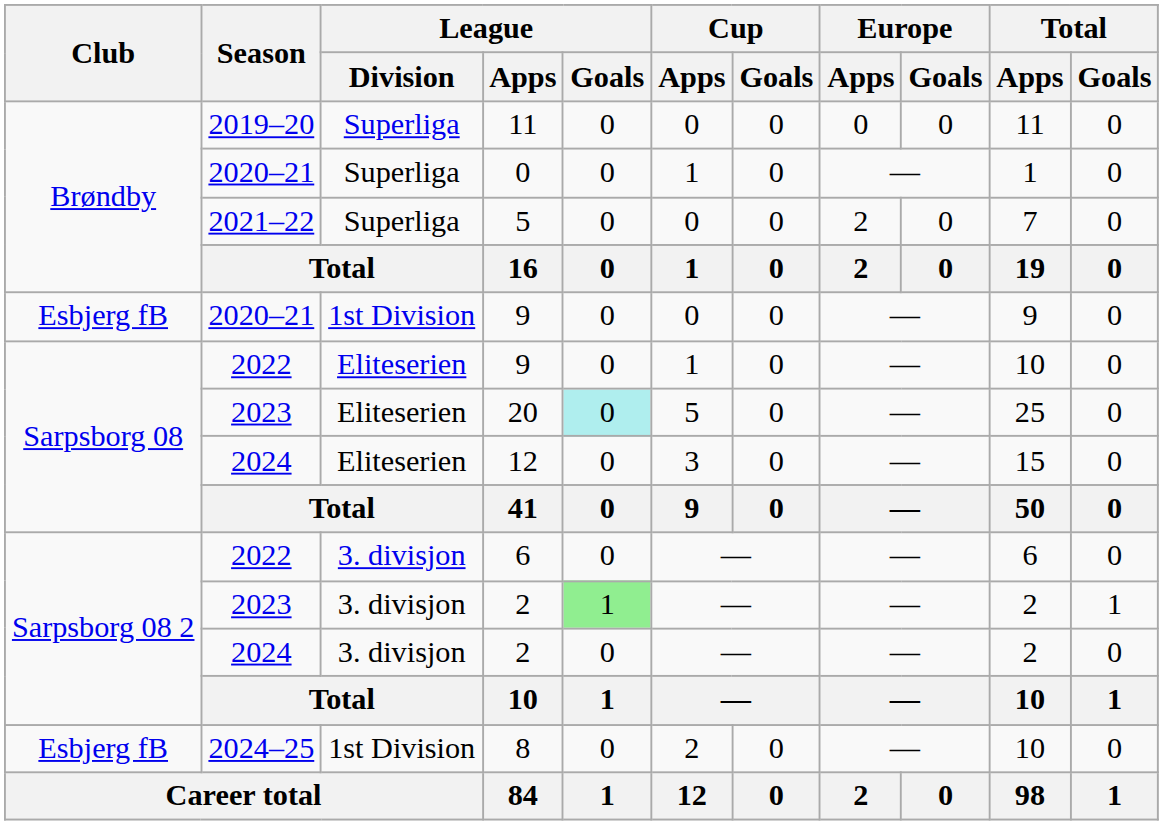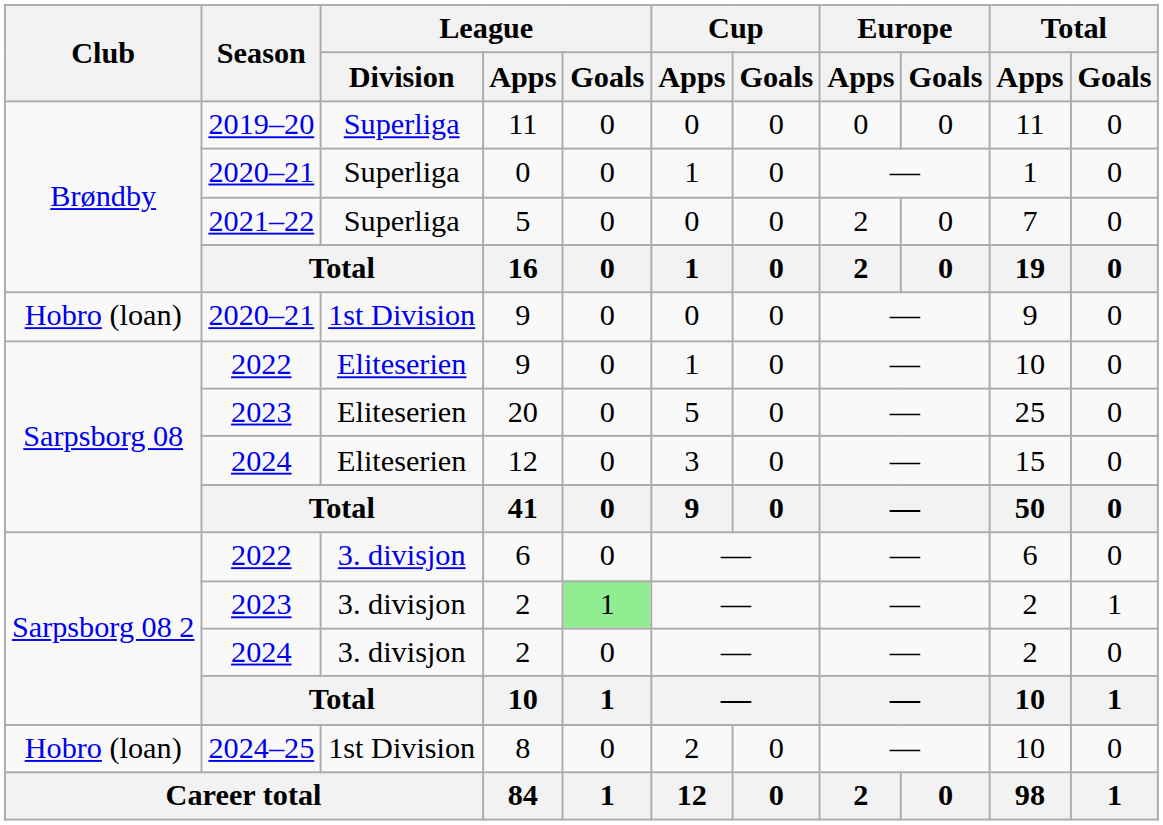(103, 316) Esbjerg fB -> (103, 316) Hobro (loan)
(607, 412) paleturquoise background -> (607, 412) no background
(103, 747) Esbjerg fB -> (103, 747) Hobro (loan)
